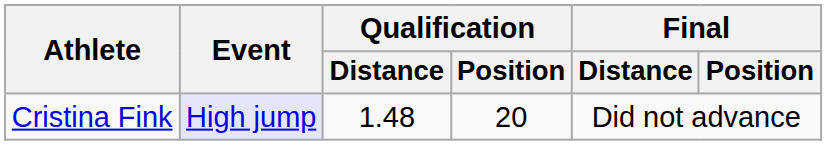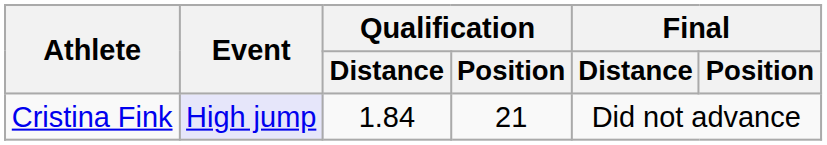(387, 117) 1.48 -> (387, 117) 1.84
(511, 117) 20 -> (511, 117) 21
